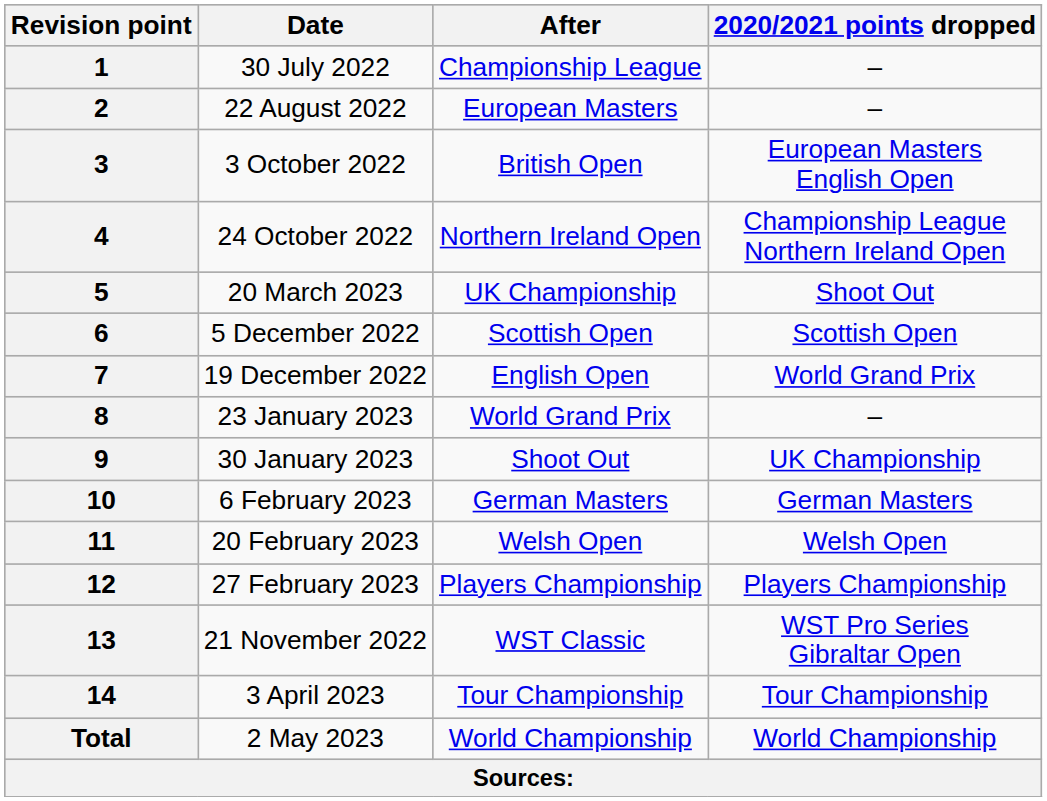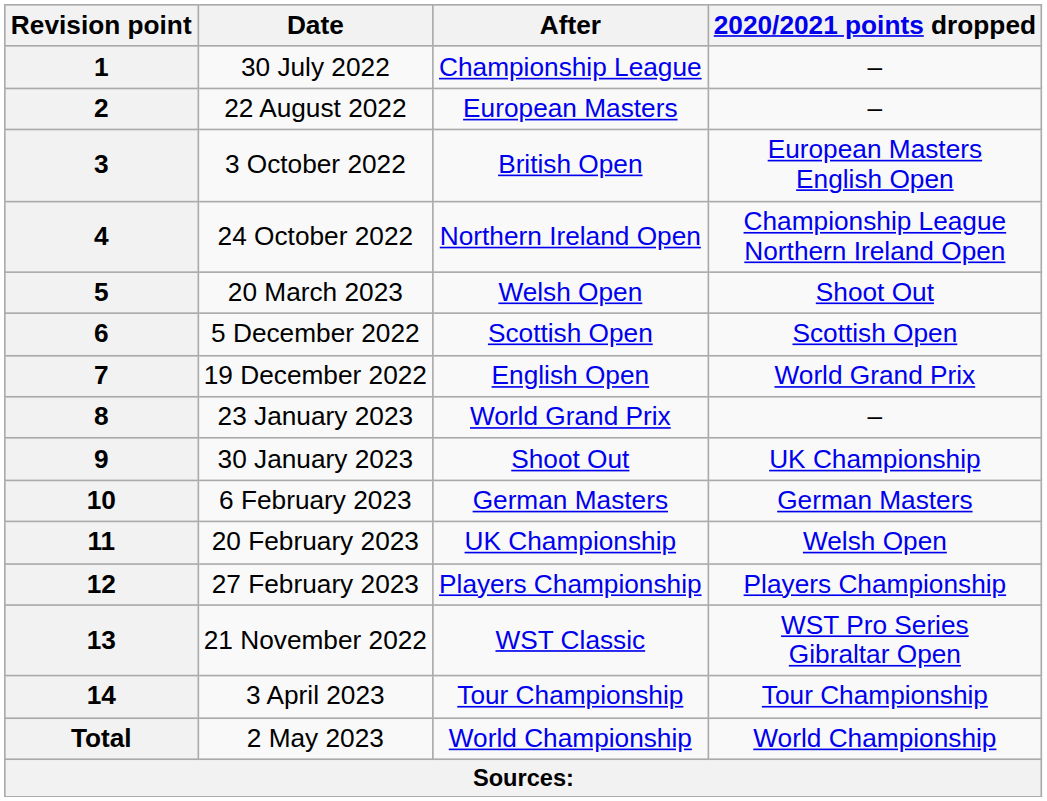(570, 292) UK Championship -> (570, 292) Welsh Open
(570, 542) Welsh Open -> (570, 542) UK Championship
